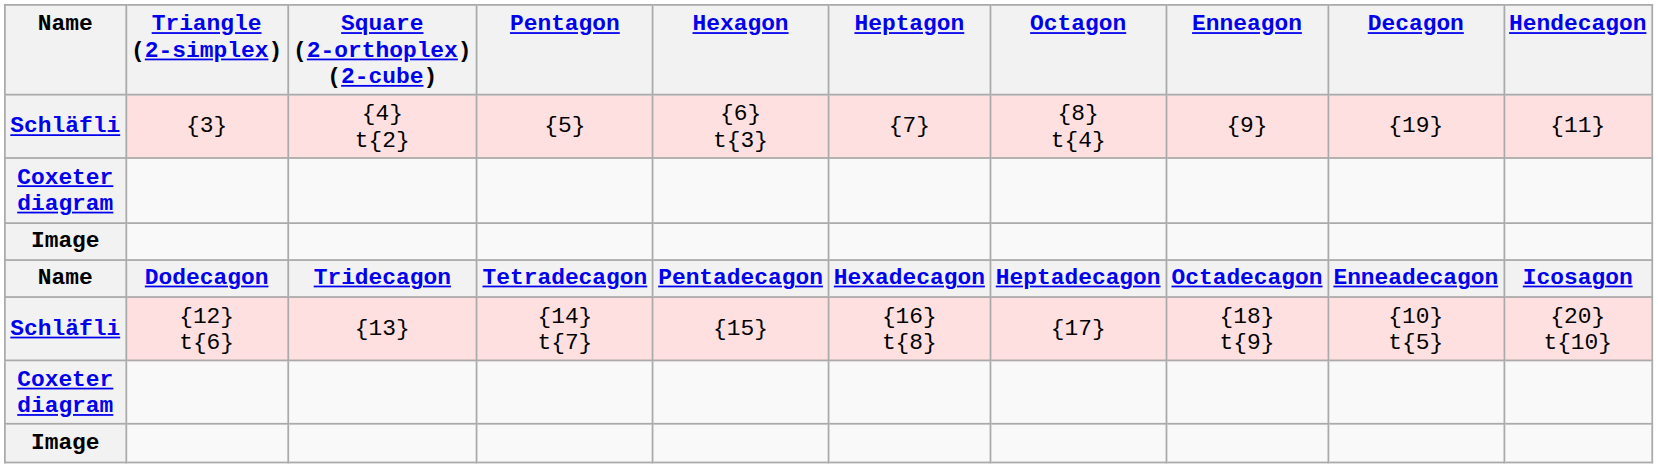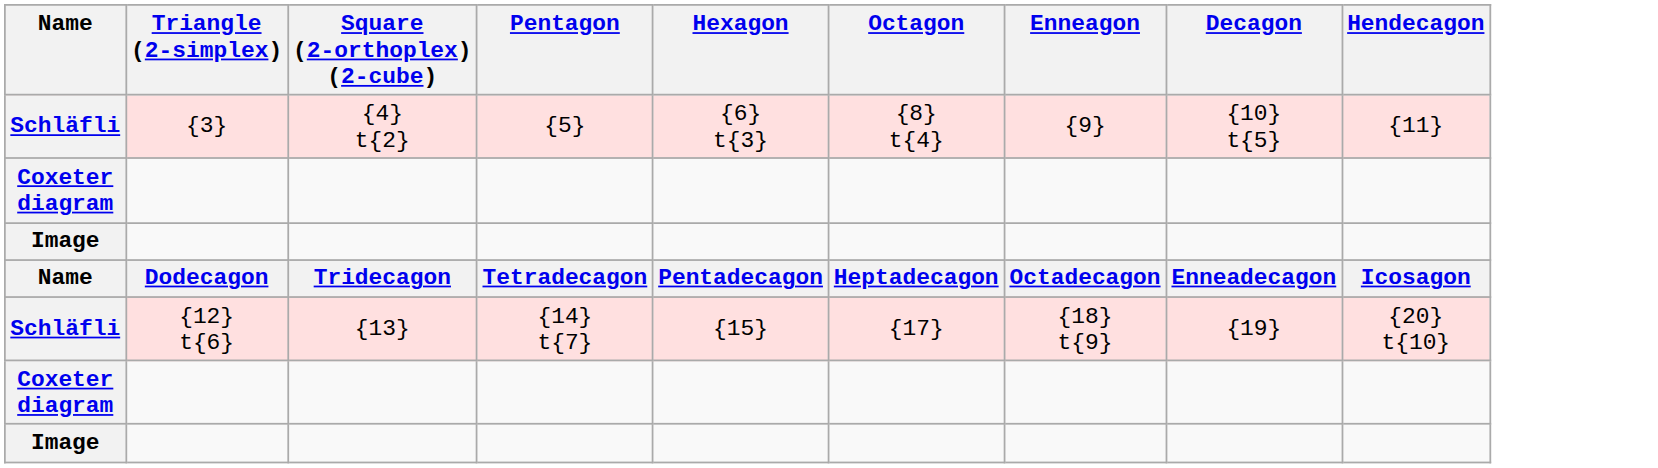- column: (909, 24)
(1416, 127) {19} -> (1254, 127) {10} t{5}
(1416, 329) {10} t{5} -> (1254, 329) {19}
